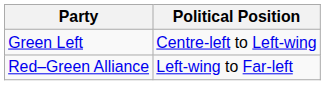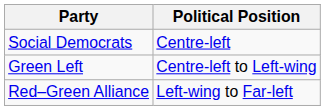+ row: (70, 42)
